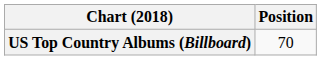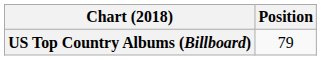(286, 42) 70 -> (286, 42) 79
